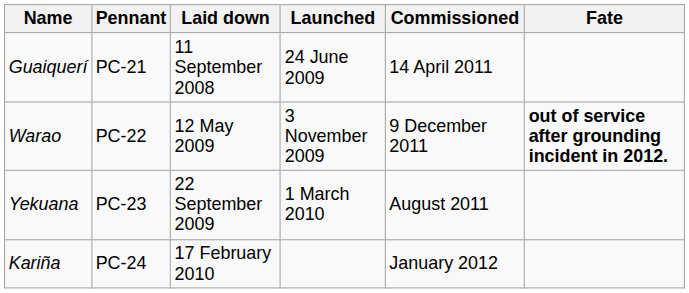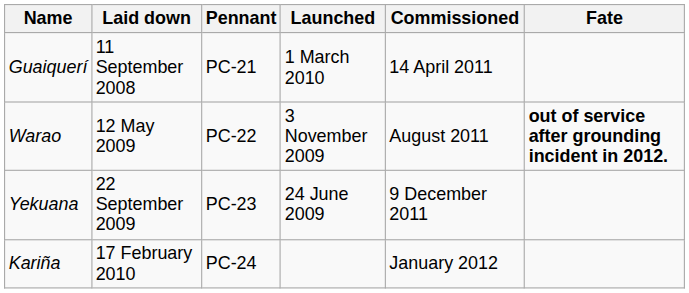columns swapped: (131, 18) <-> (226, 18)
(317, 67) 24 June 2009 -> (317, 67) 1 March 2010
(438, 136) 9 December 2011 -> (439, 136) August 2011
(317, 204) 1 March 2010 -> (317, 204) 24 June 2009
(439, 204) August 2011 -> (438, 204) 9 December 2011
